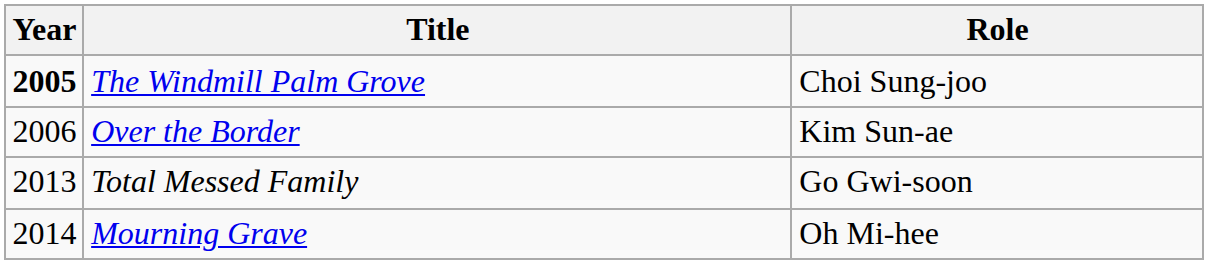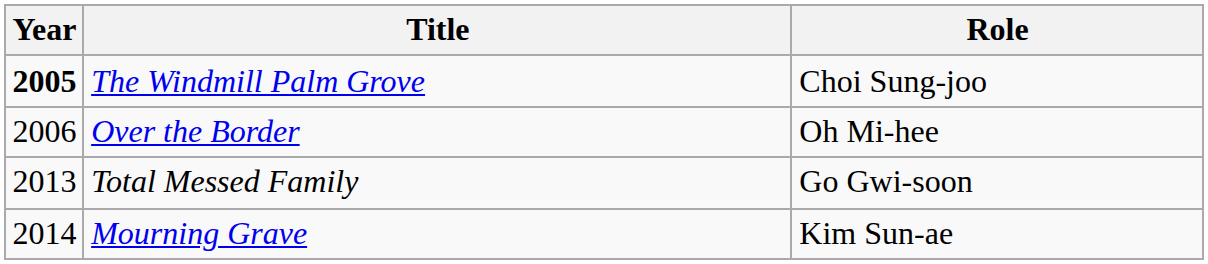(876, 131) Kim Sun-ae -> (869, 131) Oh Mi-hee
(869, 232) Oh Mi-hee -> (876, 232) Kim Sun-ae
